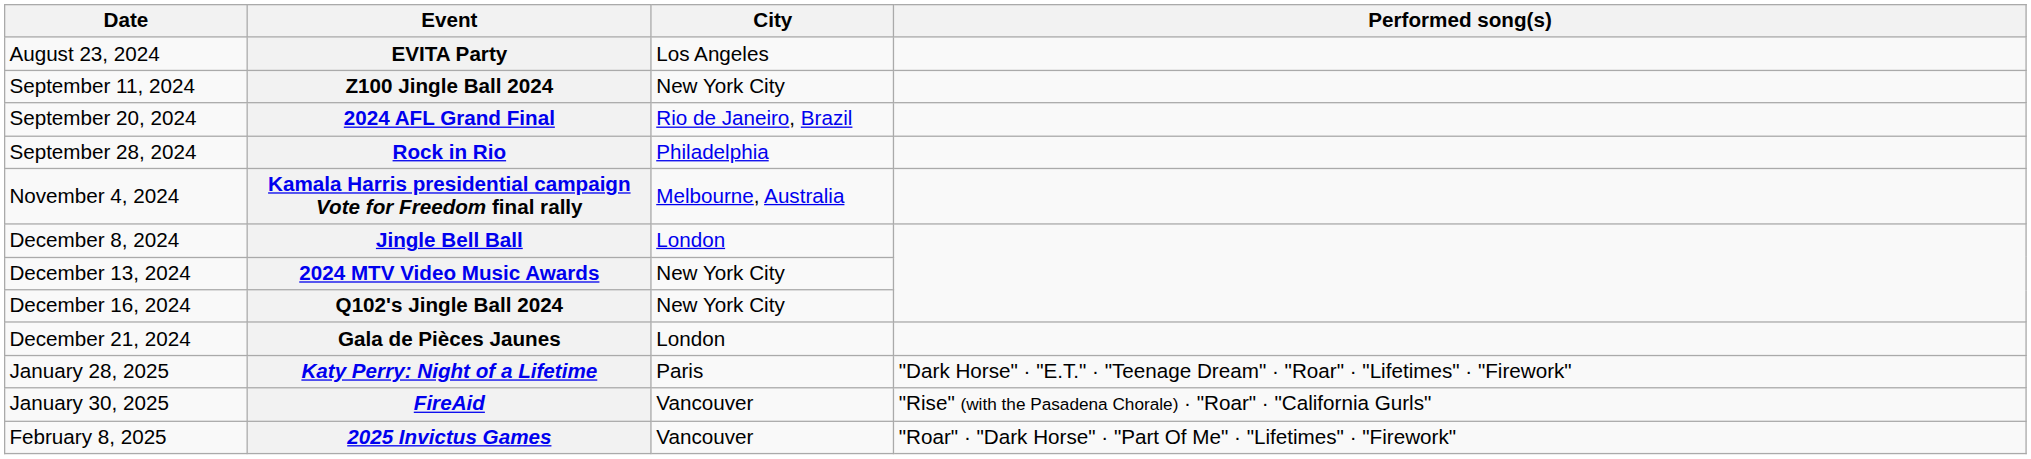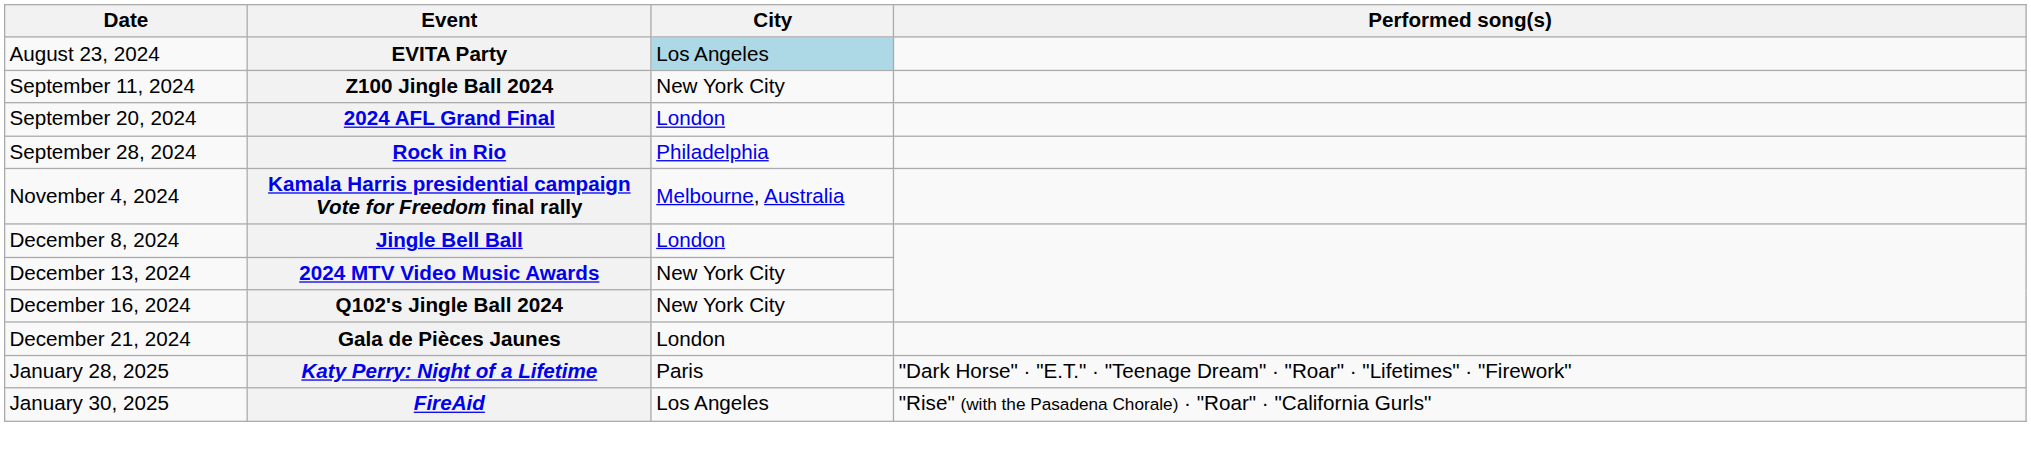(712, 53) no background -> (712, 53) lightblue background
(754, 119) Rio de Janeiro, Brazil -> (691, 119) London
(705, 404) Vancouver -> (712, 404) Los Angeles
- row: (88, 436)
